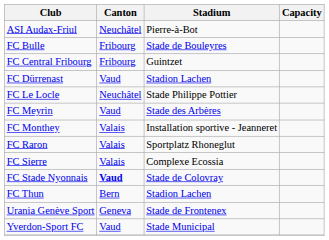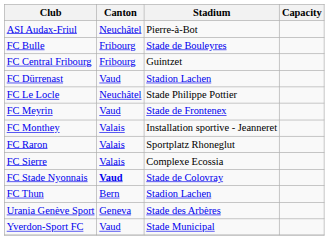(184, 111) Stade des Arbères -> (186, 111) Stade de Frontenex
(186, 210) Stade de Frontenex -> (184, 210) Stade des Arbères
